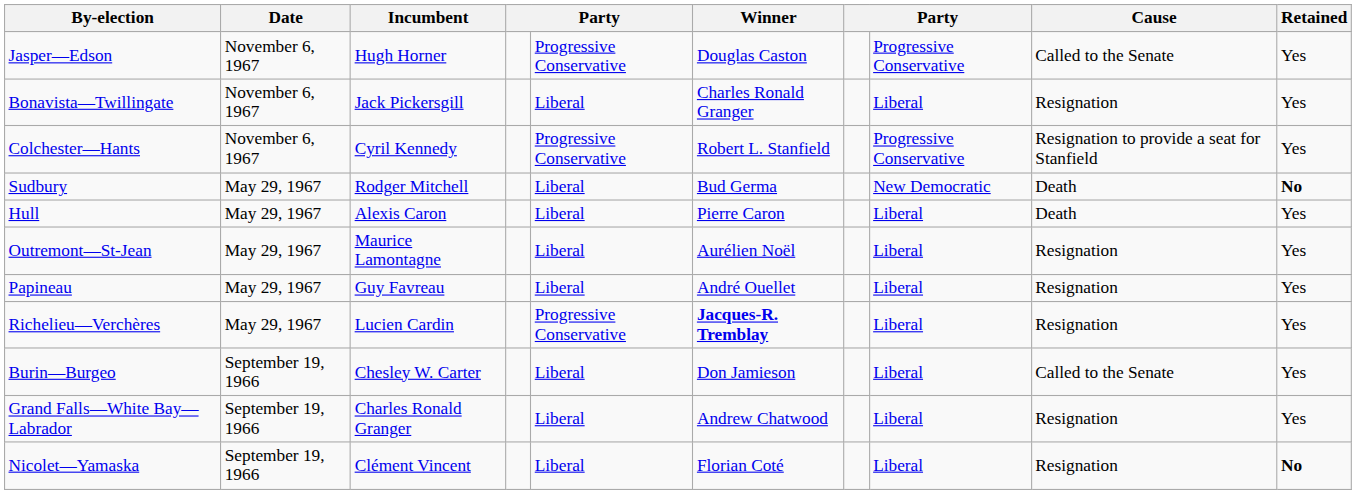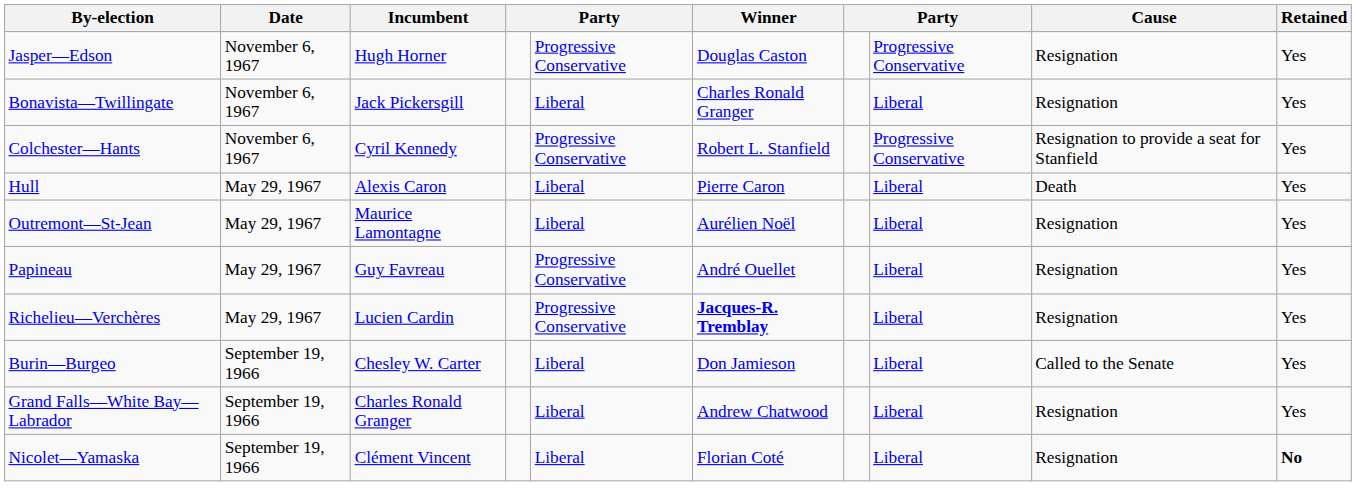(1105, 55) Called to the Senate -> (1077, 55) Resignation
- row: (38, 186)
(560, 287) Liberal -> (580, 270) Progressive Conservative
